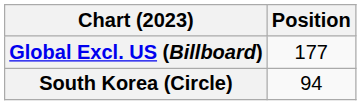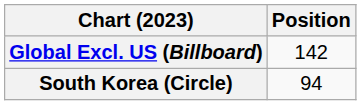(311, 52) 177 -> (311, 52) 142
